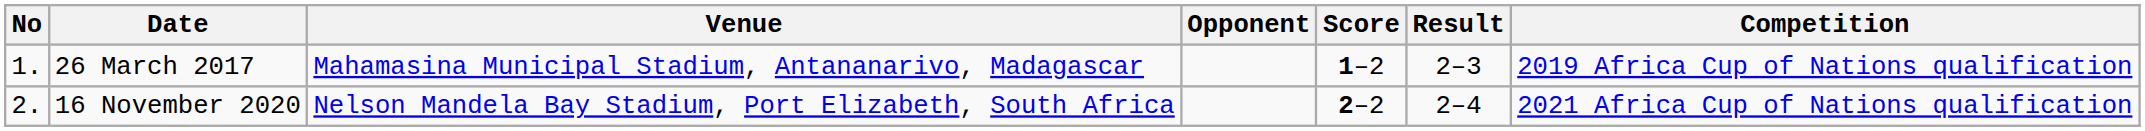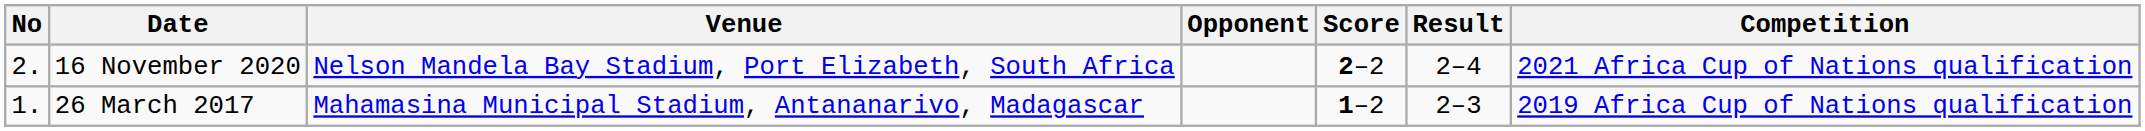rows swapped: (155, 66) <-> (178, 106)
